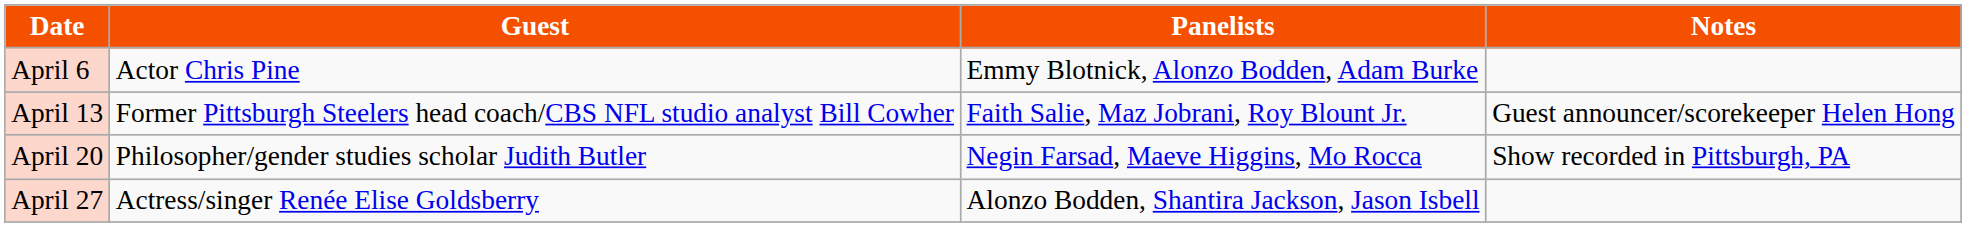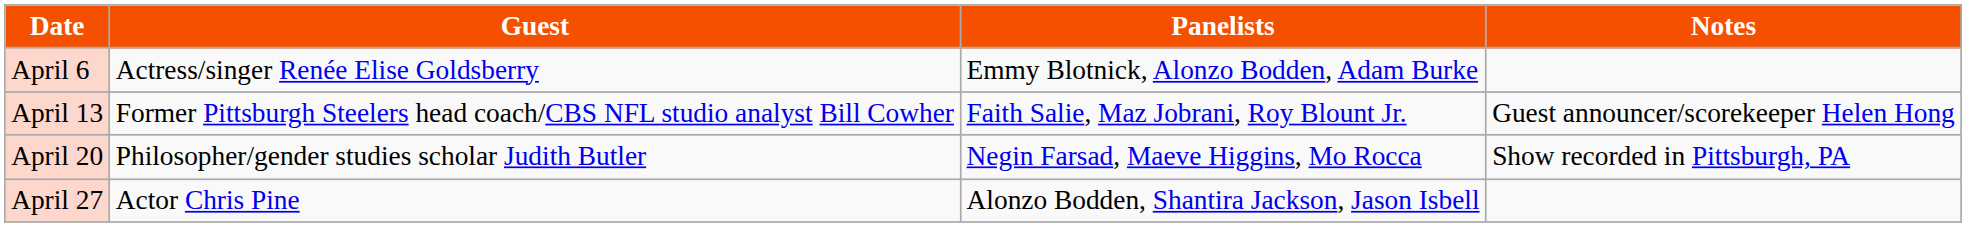(208, 69) Actor Chris Pine -> (327, 69) Actress/singer Renée Elise Goldsberry
(327, 199) Actress/singer Renée Elise Goldsberry -> (208, 199) Actor Chris Pine
